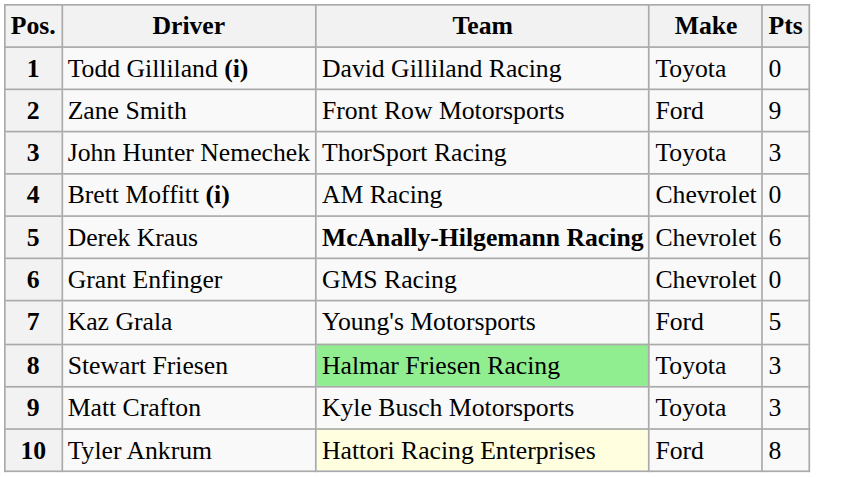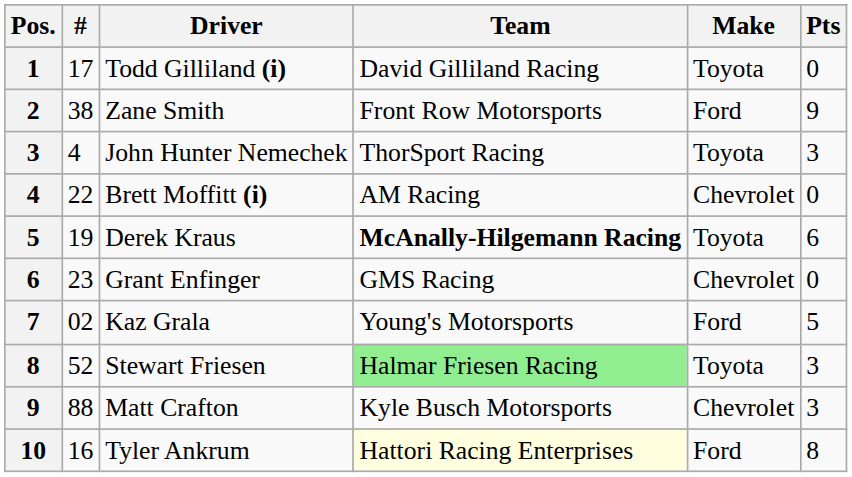+ column: (80, 25)
(706, 237) Chevrolet -> (729, 237) Toyota
(691, 407) Toyota -> (744, 407) Chevrolet
